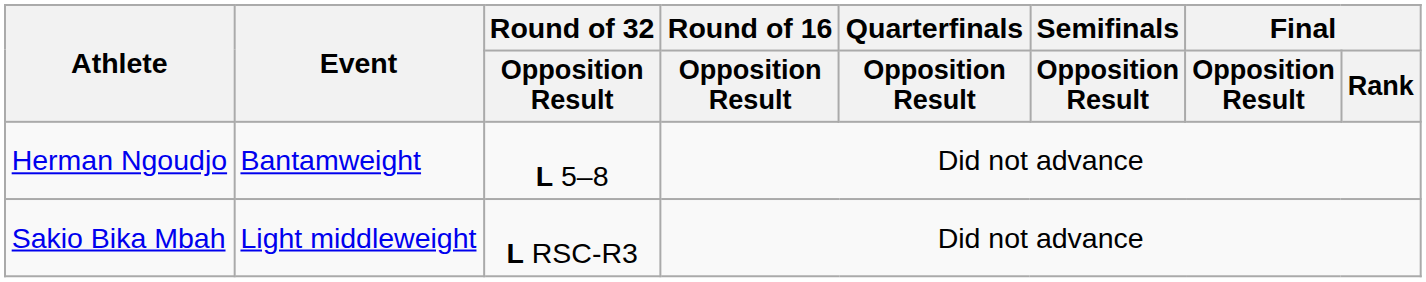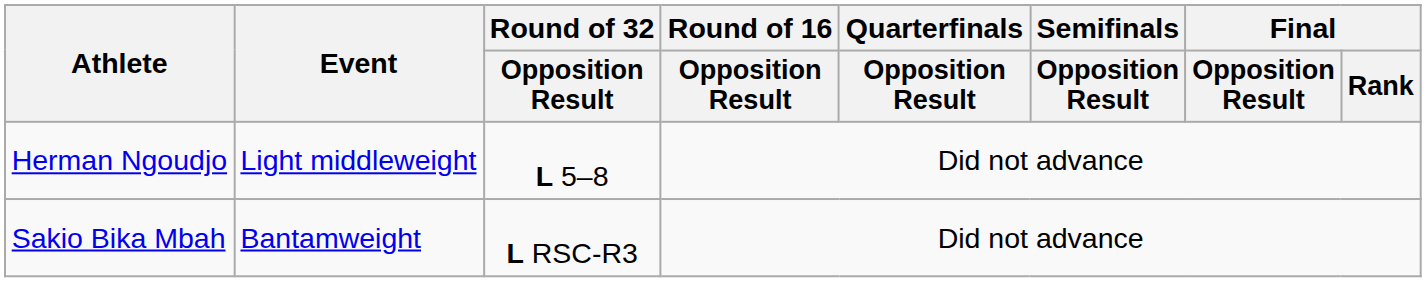(331, 161) Bantamweight -> (358, 161) Light middleweight
(358, 238) Light middleweight -> (331, 238) Bantamweight
